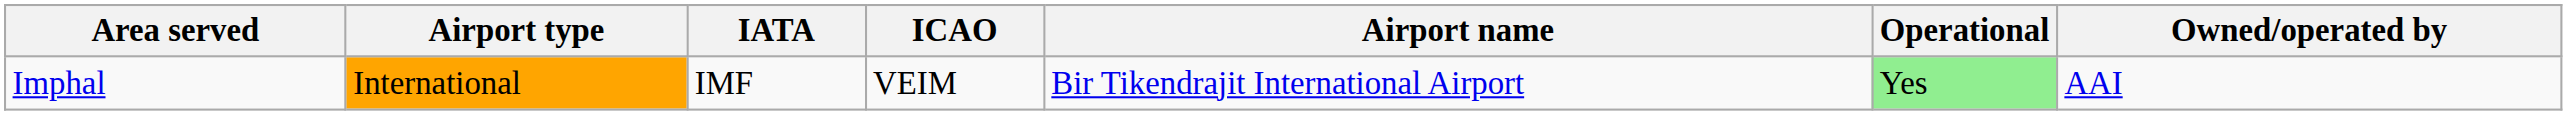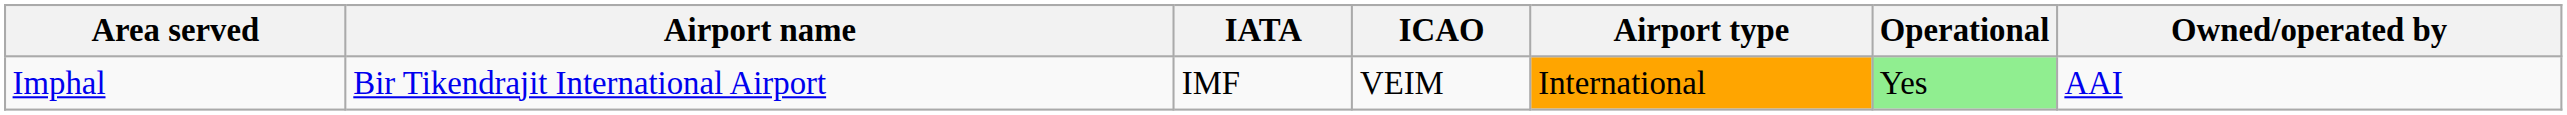columns swapped: (1458, 30) <-> (516, 30)
